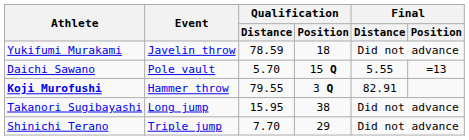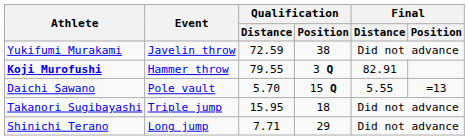(267, 50) 78.59 -> (267, 50) 72.59
(323, 50) 18 -> (323, 50) 38
rows swapped: (54, 88) <-> (51, 69)
(178, 107) Long jump -> (185, 107) Triple jump
(323, 107) 38 -> (323, 107) 18
(185, 126) Triple jump -> (178, 126) Long jump
(267, 126) 7.70 -> (267, 126) 7.71
